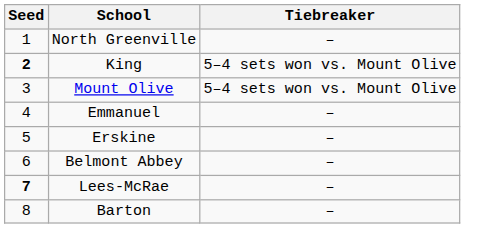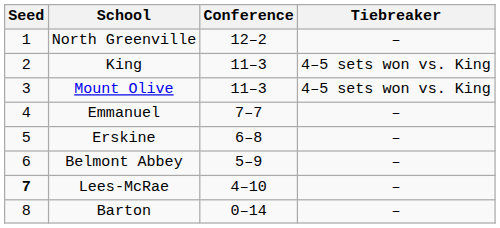+ column: (249, 17)
(26, 66) bold -> (26, 66) normal
(330, 66) 5–4 sets won vs. Mount Olive -> (396, 66) 4–5 sets won vs. King
(330, 90) 5–4 sets won vs. Mount Olive -> (396, 90) 4–5 sets won vs. King
